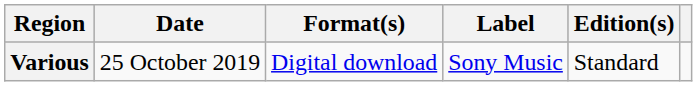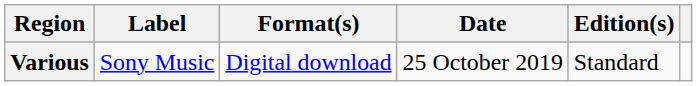columns swapped: (180, 23) <-> (506, 23)
